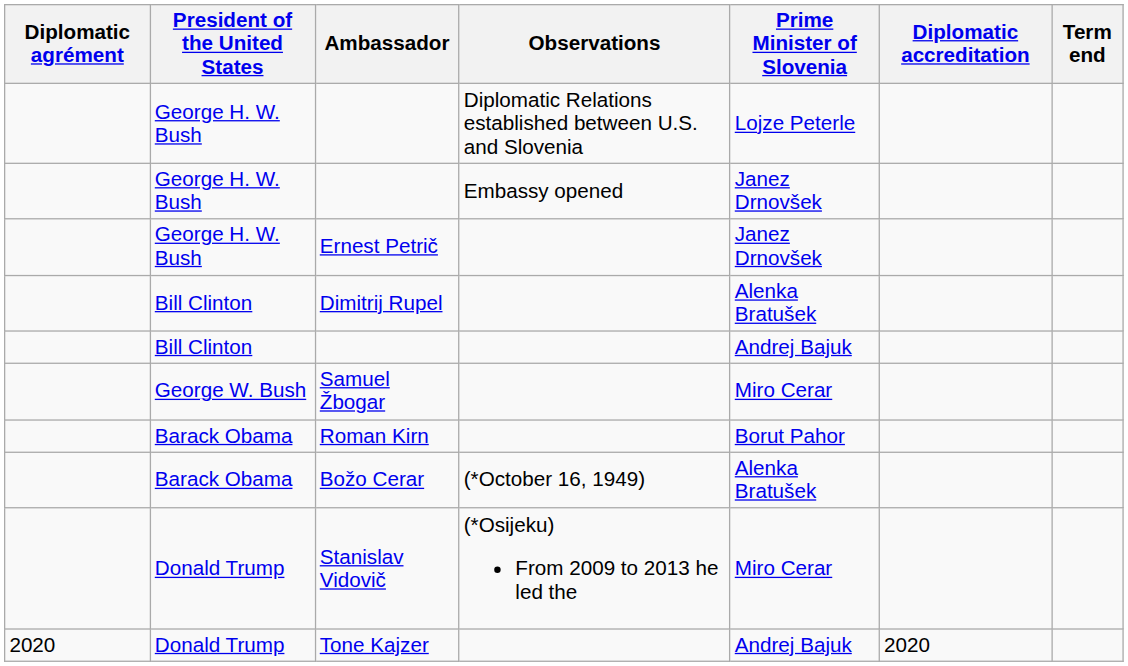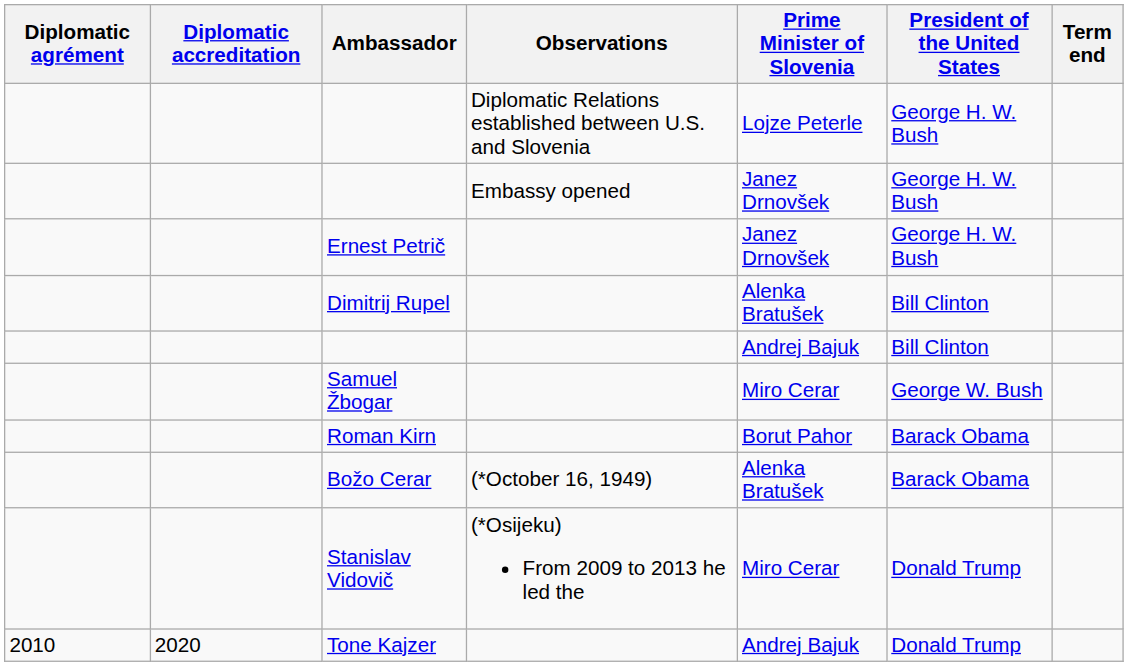columns swapped: (965, 44) <-> (233, 44)
(32, 644) 2020 -> (32, 644) 2010
